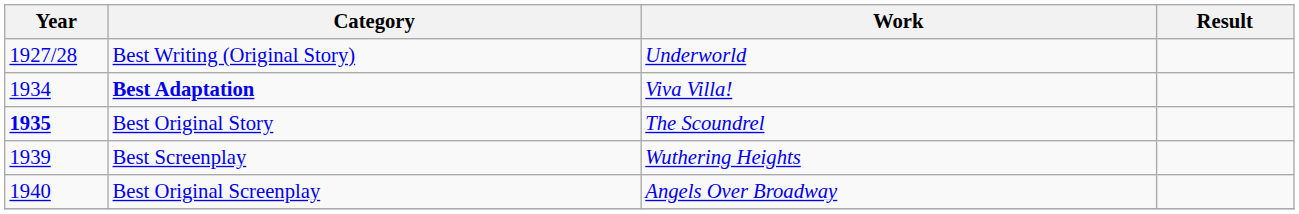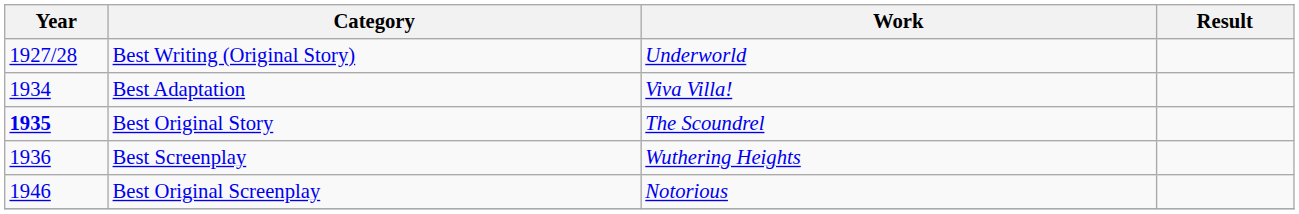(183, 89) bold -> (179, 89) normal
(30, 158) 1939 -> (30, 158) 1936
- row: (741, 192)
+ row: (687, 192)
